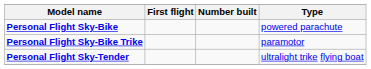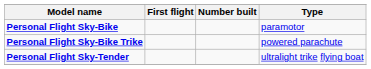(302, 27) powered parachute -> (283, 27) paramotor
(283, 42) paramotor -> (302, 42) powered parachute
